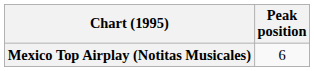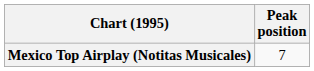(282, 54) 6 -> (282, 54) 7
